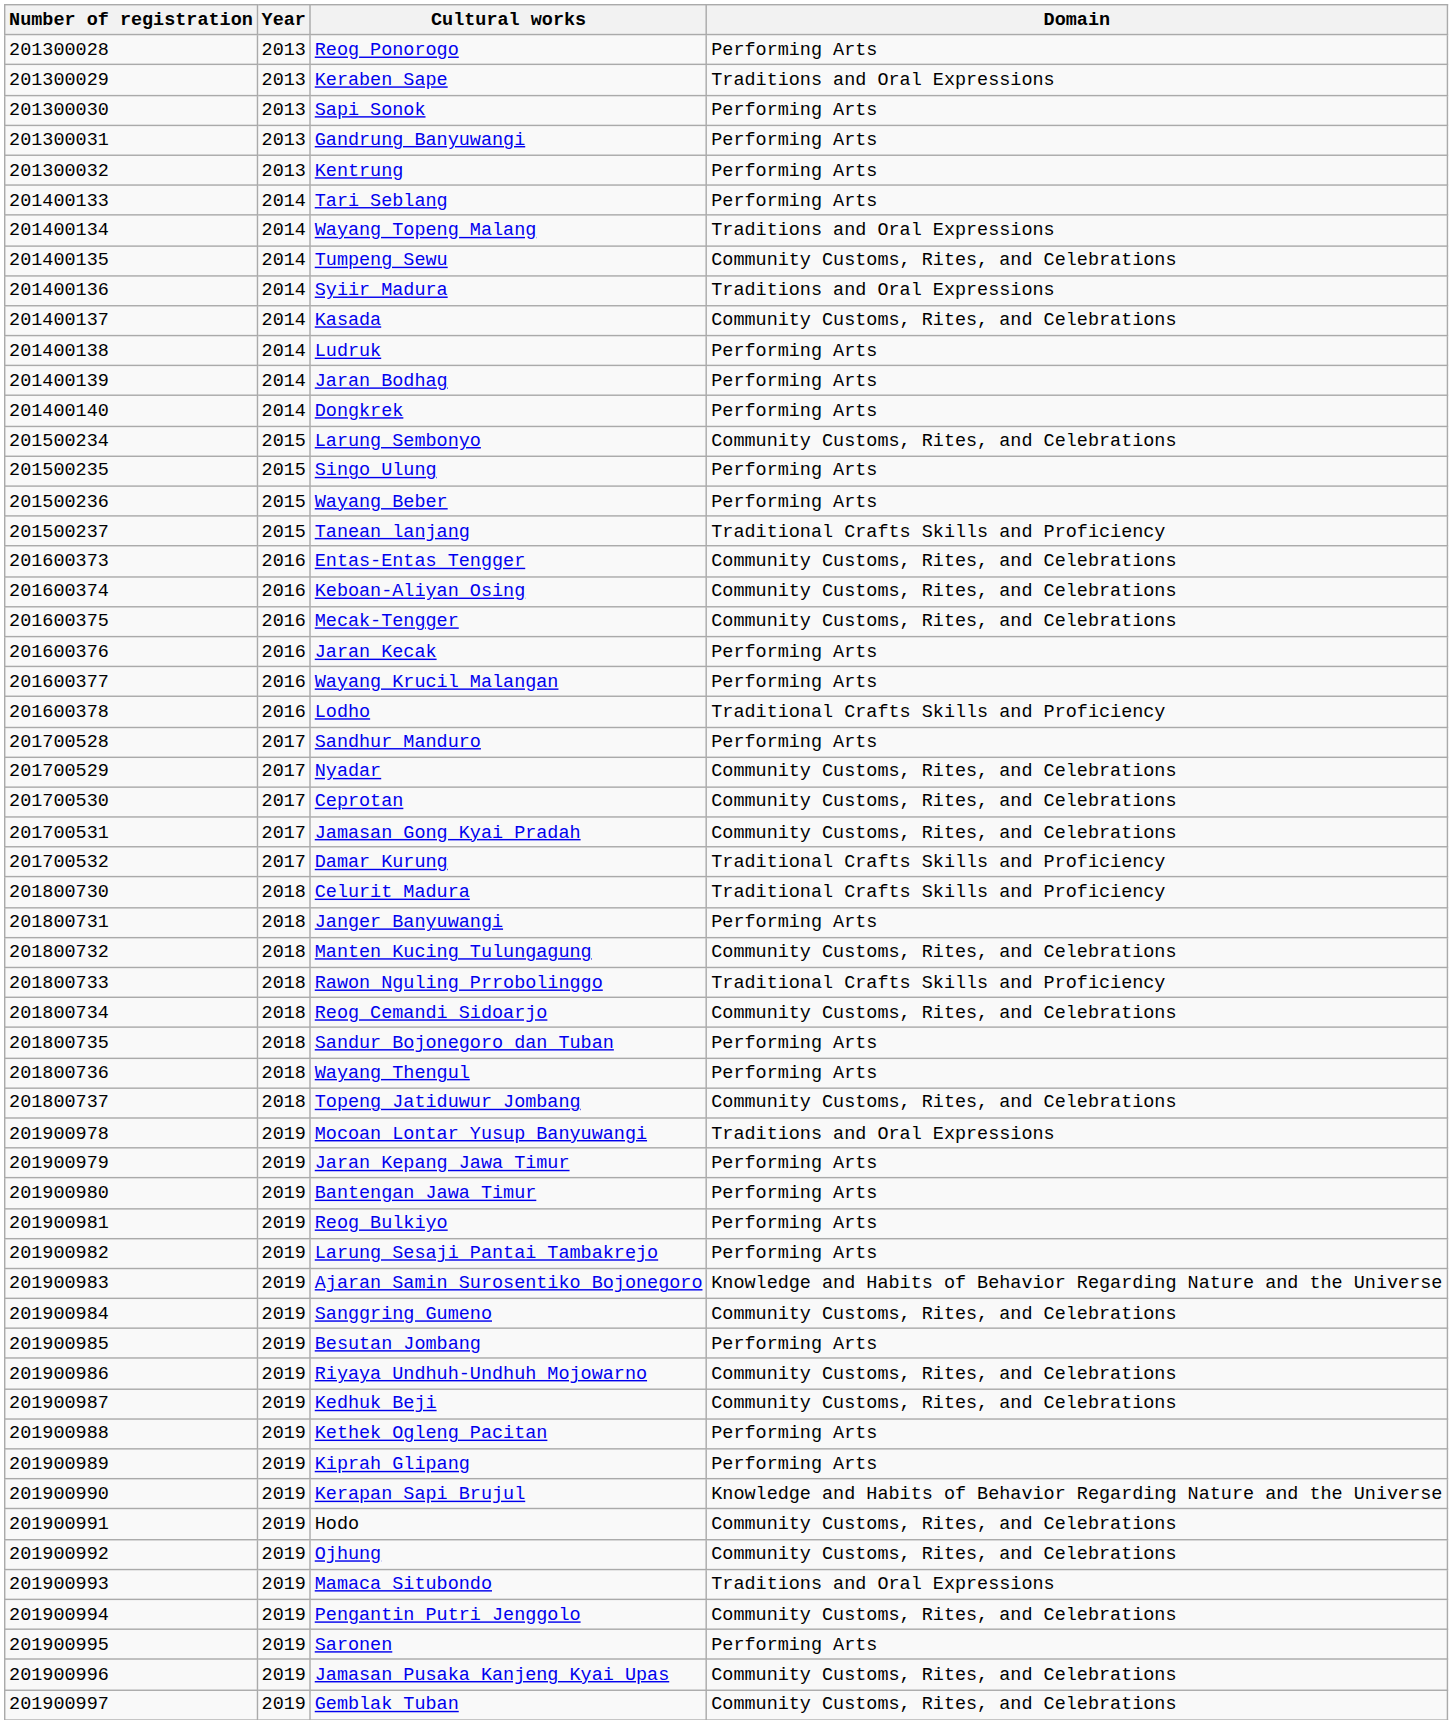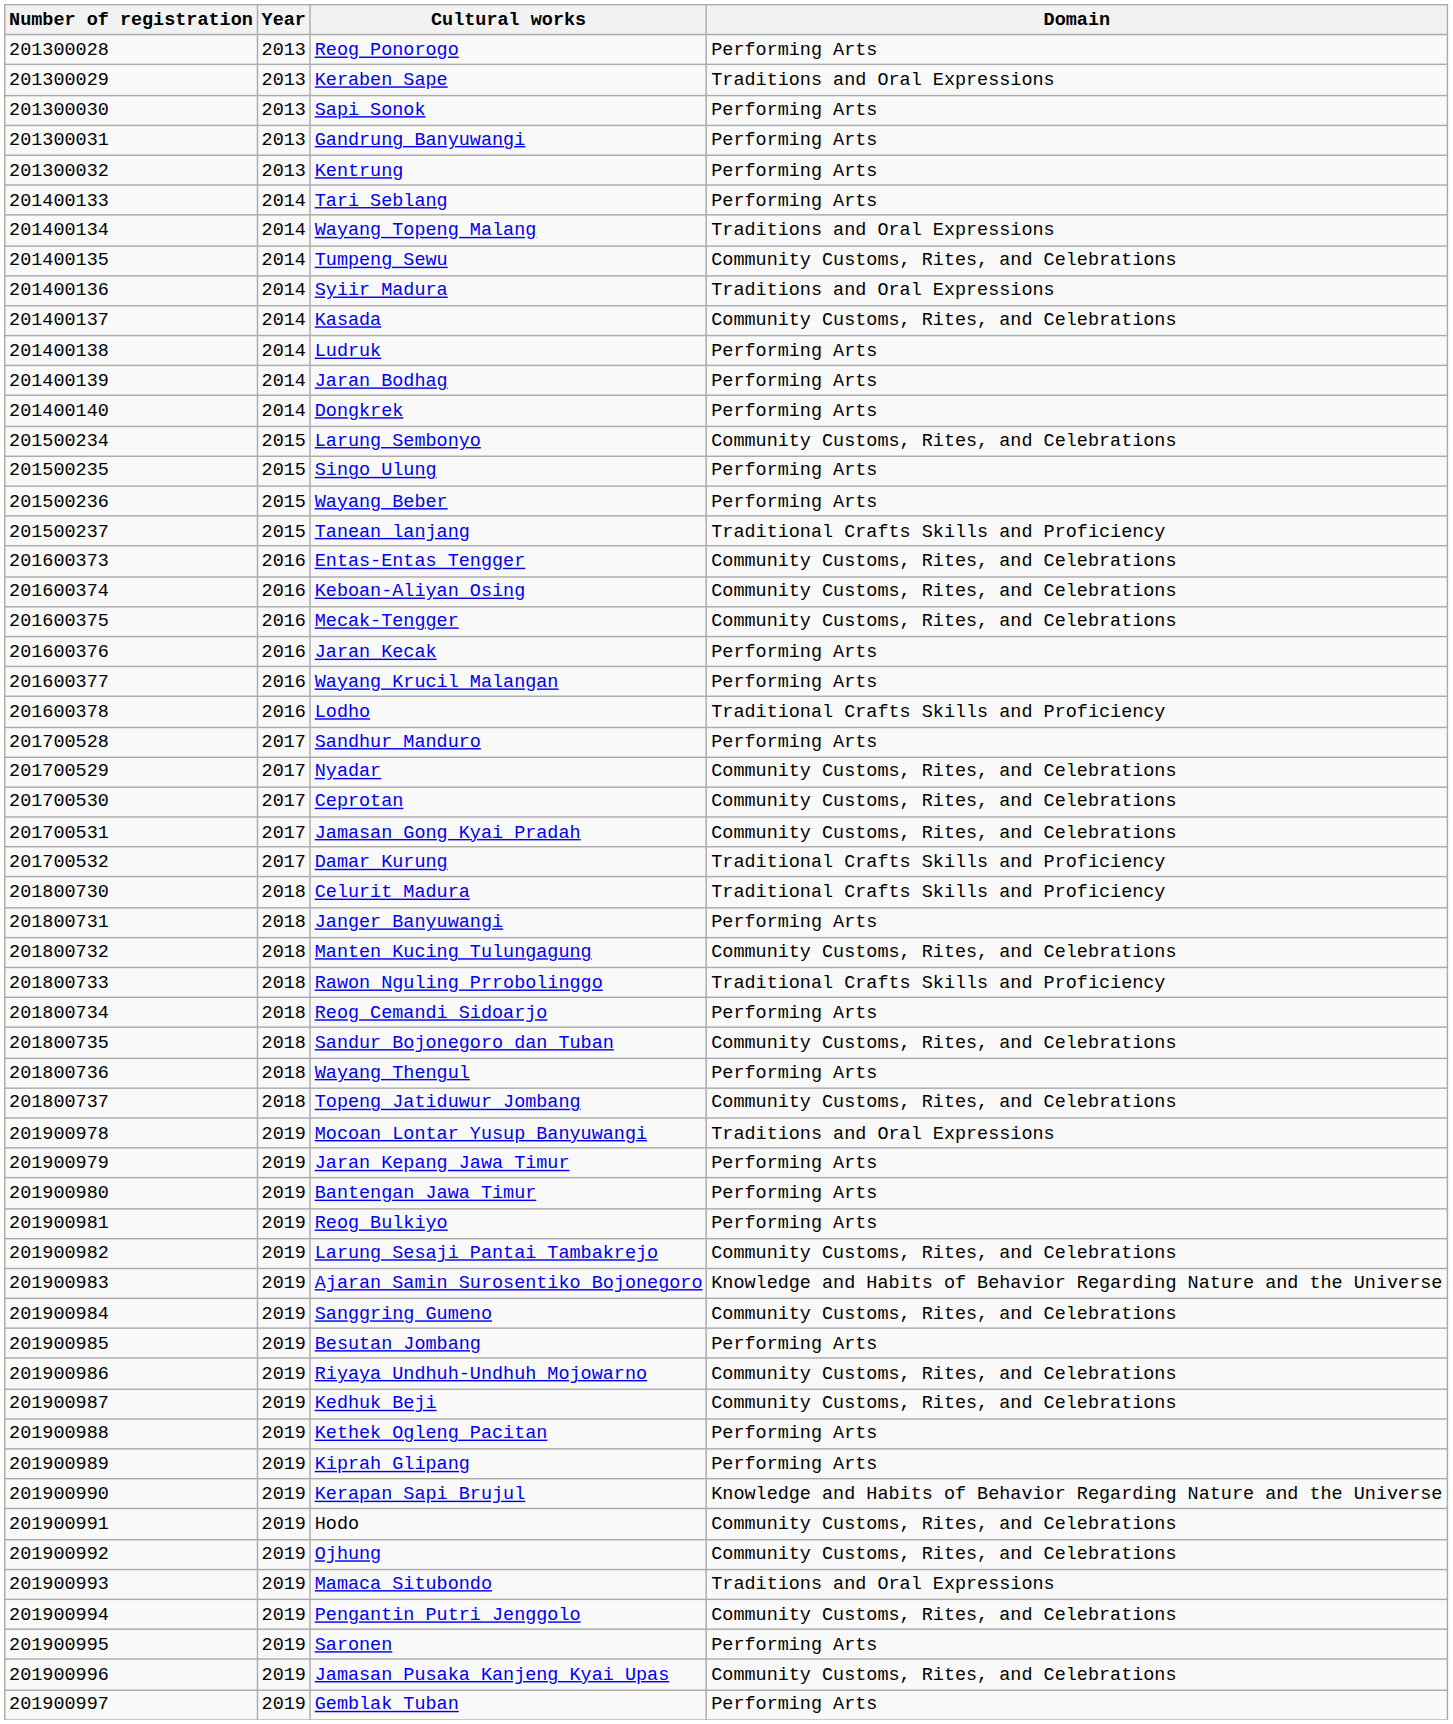(944, 1013) Community Customs, Rites, and Celebrations -> (794, 1013) Performing Arts
(794, 1043) Performing Arts -> (944, 1043) Community Customs, Rites, and Celebrations
(794, 1253) Performing Arts -> (944, 1253) Community Customs, Rites, and Celebrations
(944, 1705) Community Customs, Rites, and Celebrations -> (794, 1705) Performing Arts
